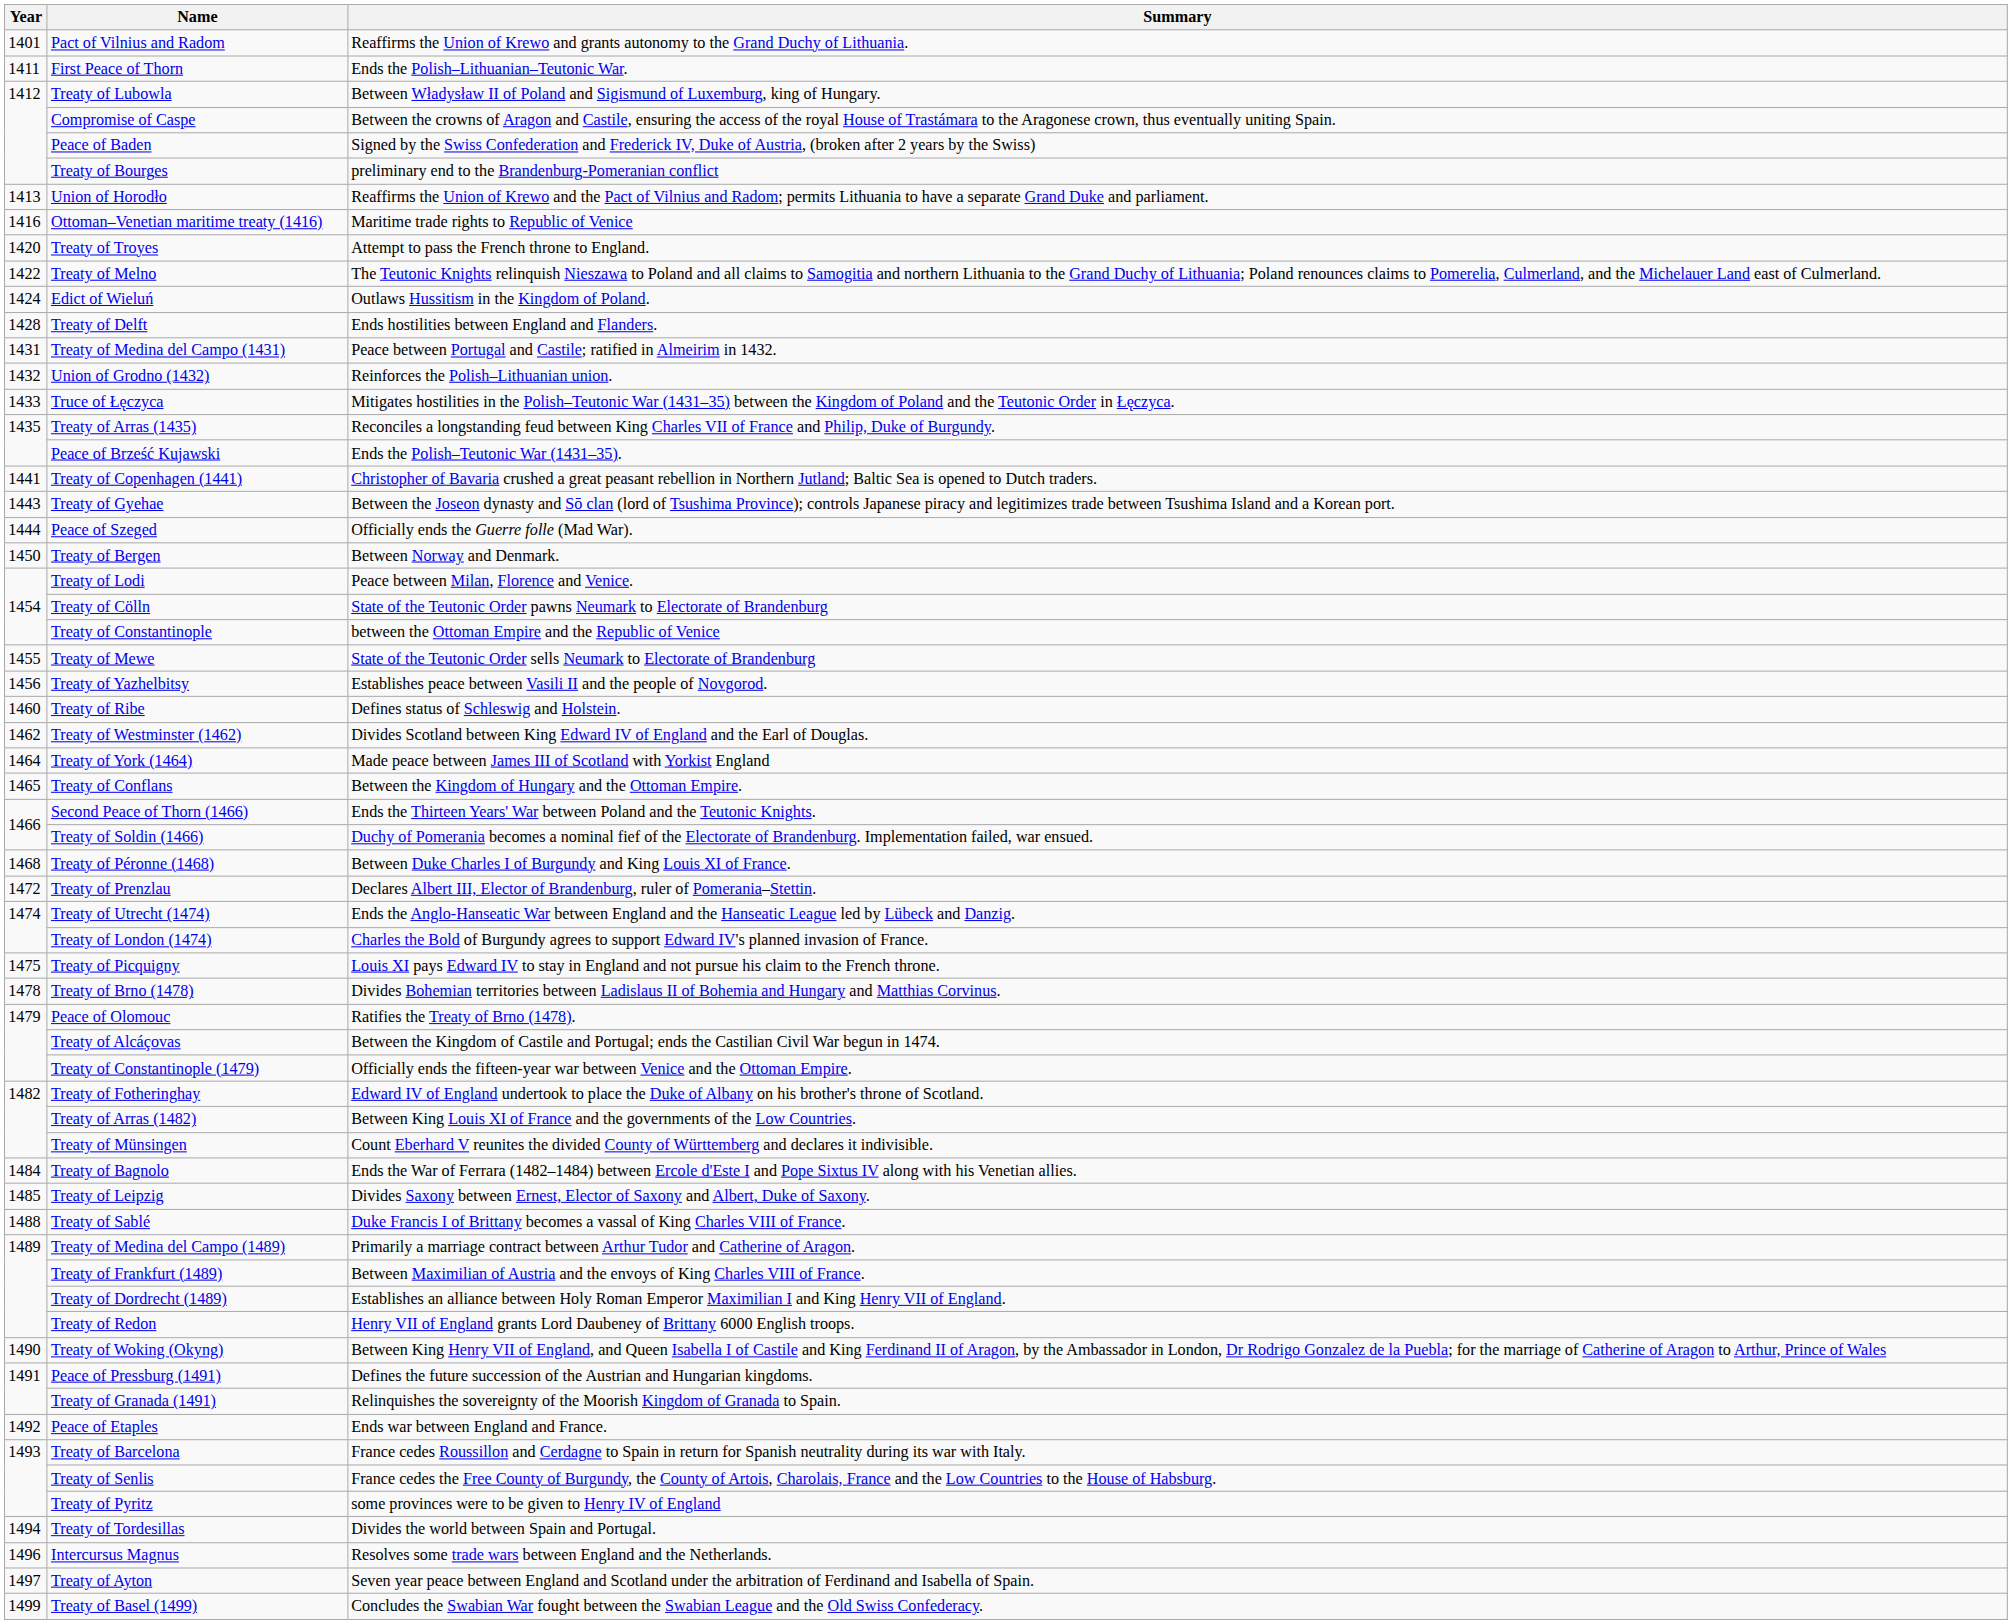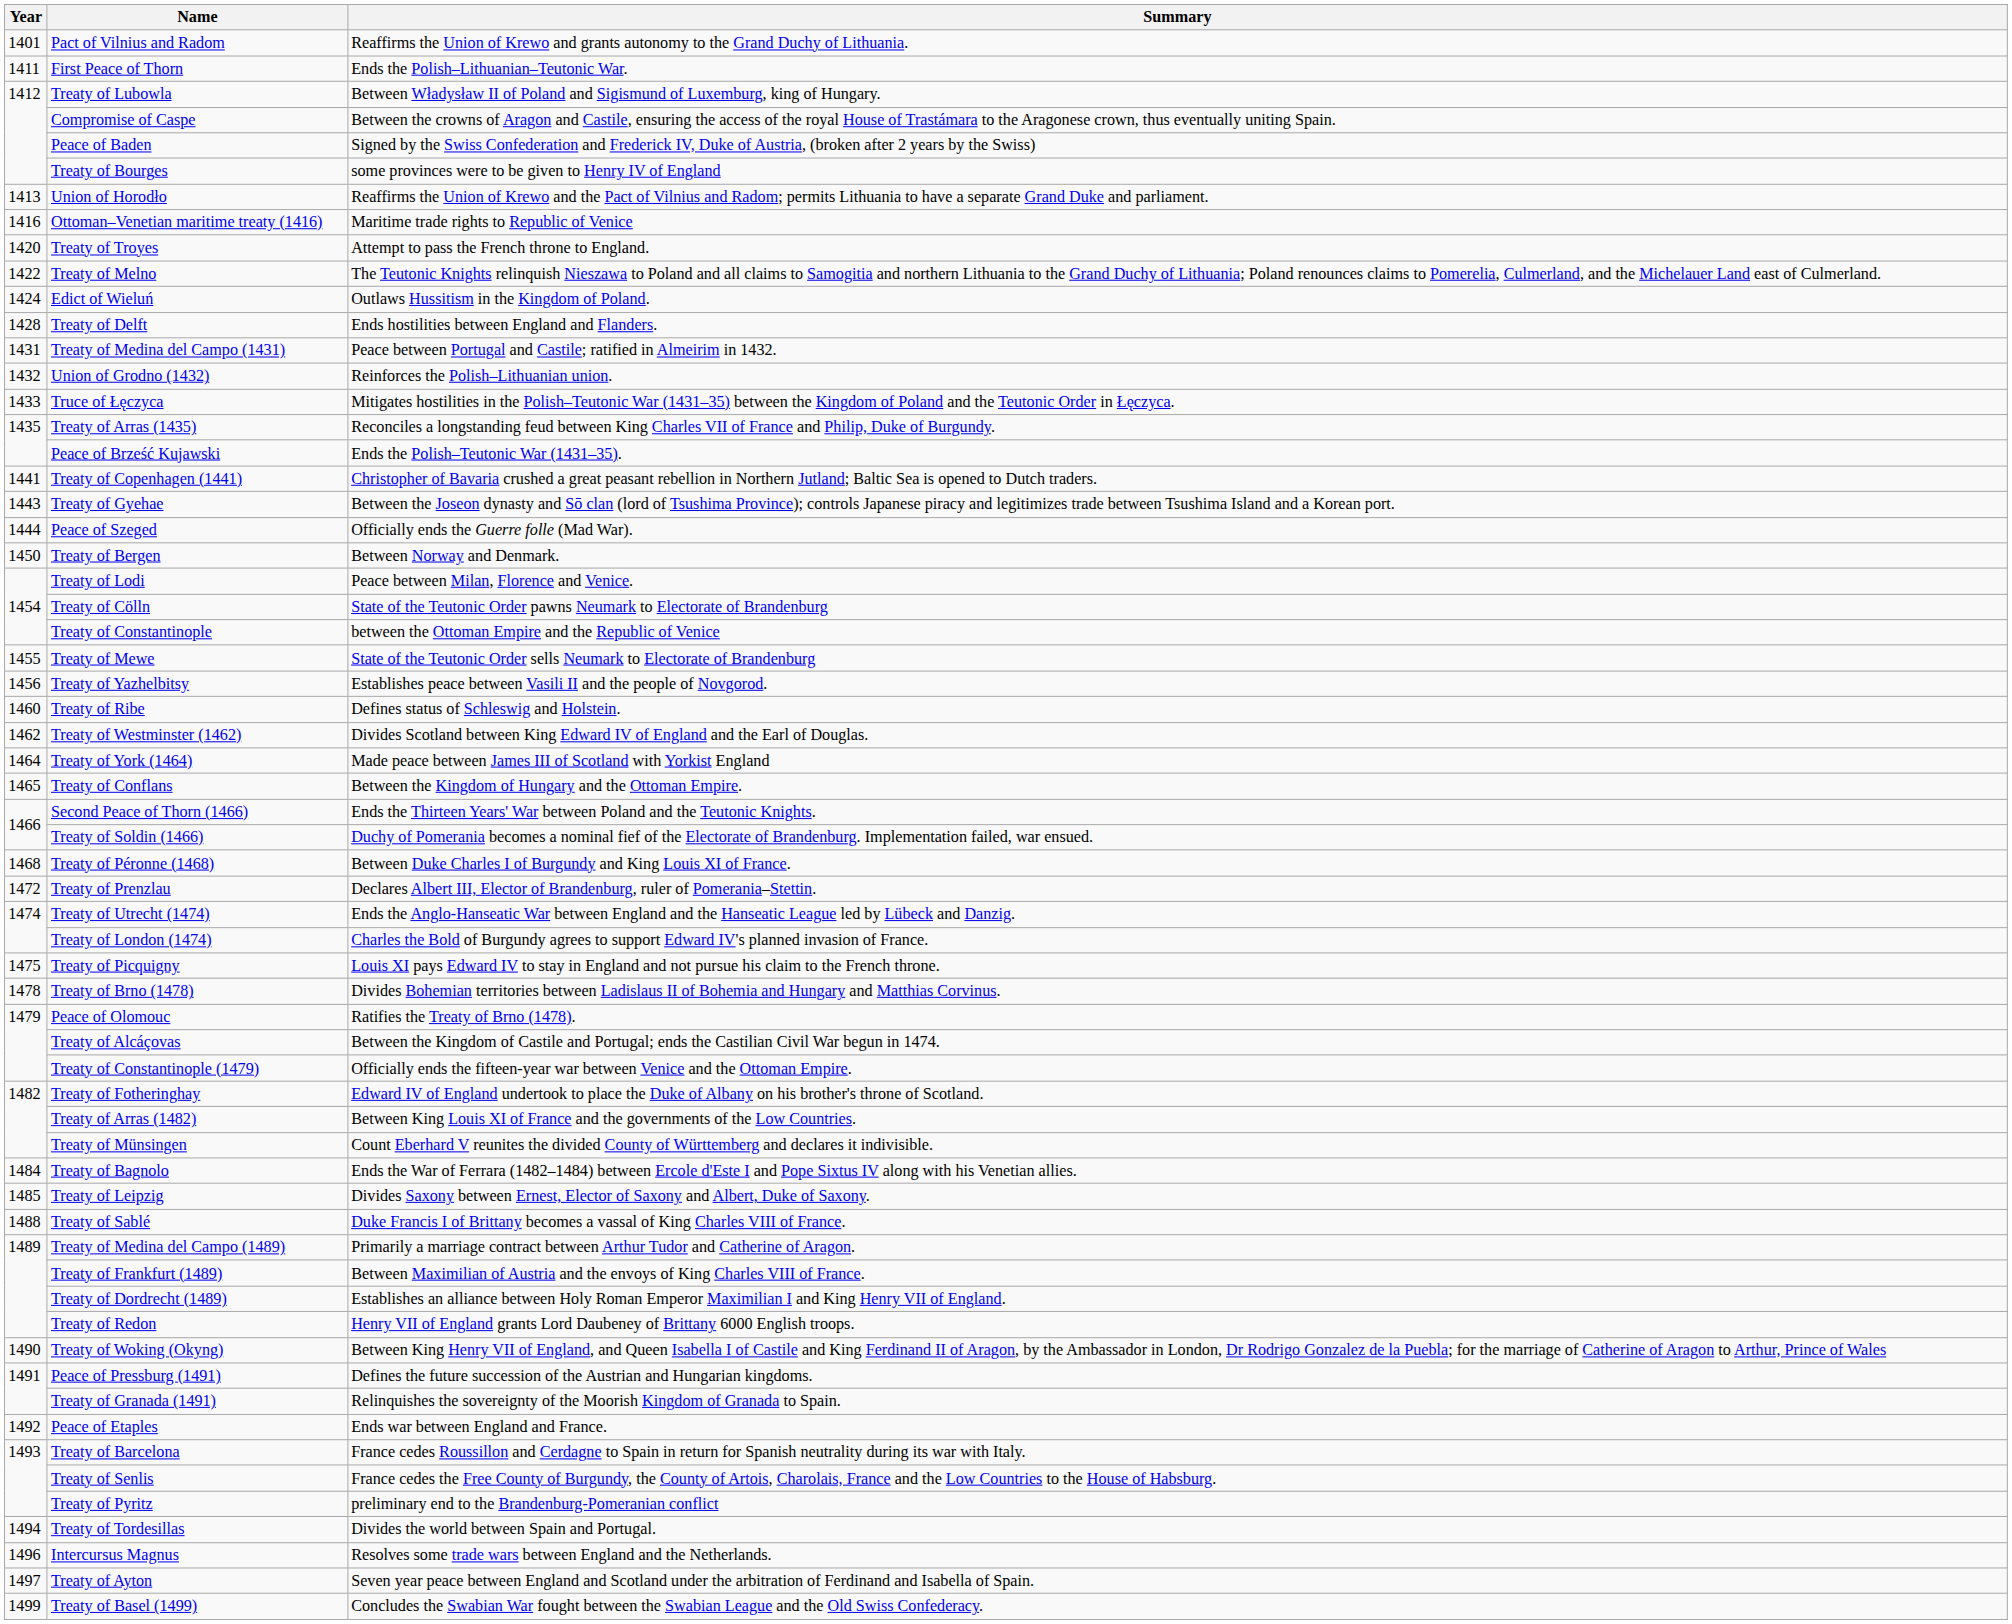(535, 171) preliminary end to the Brandenburg-Pomeranian conflict -> (536, 171) some provinces were to be given to Henry IV of England
(536, 1503) some provinces were to be given to Henry IV of England -> (535, 1503) preliminary end to the Brandenburg-Pomeranian conflict
